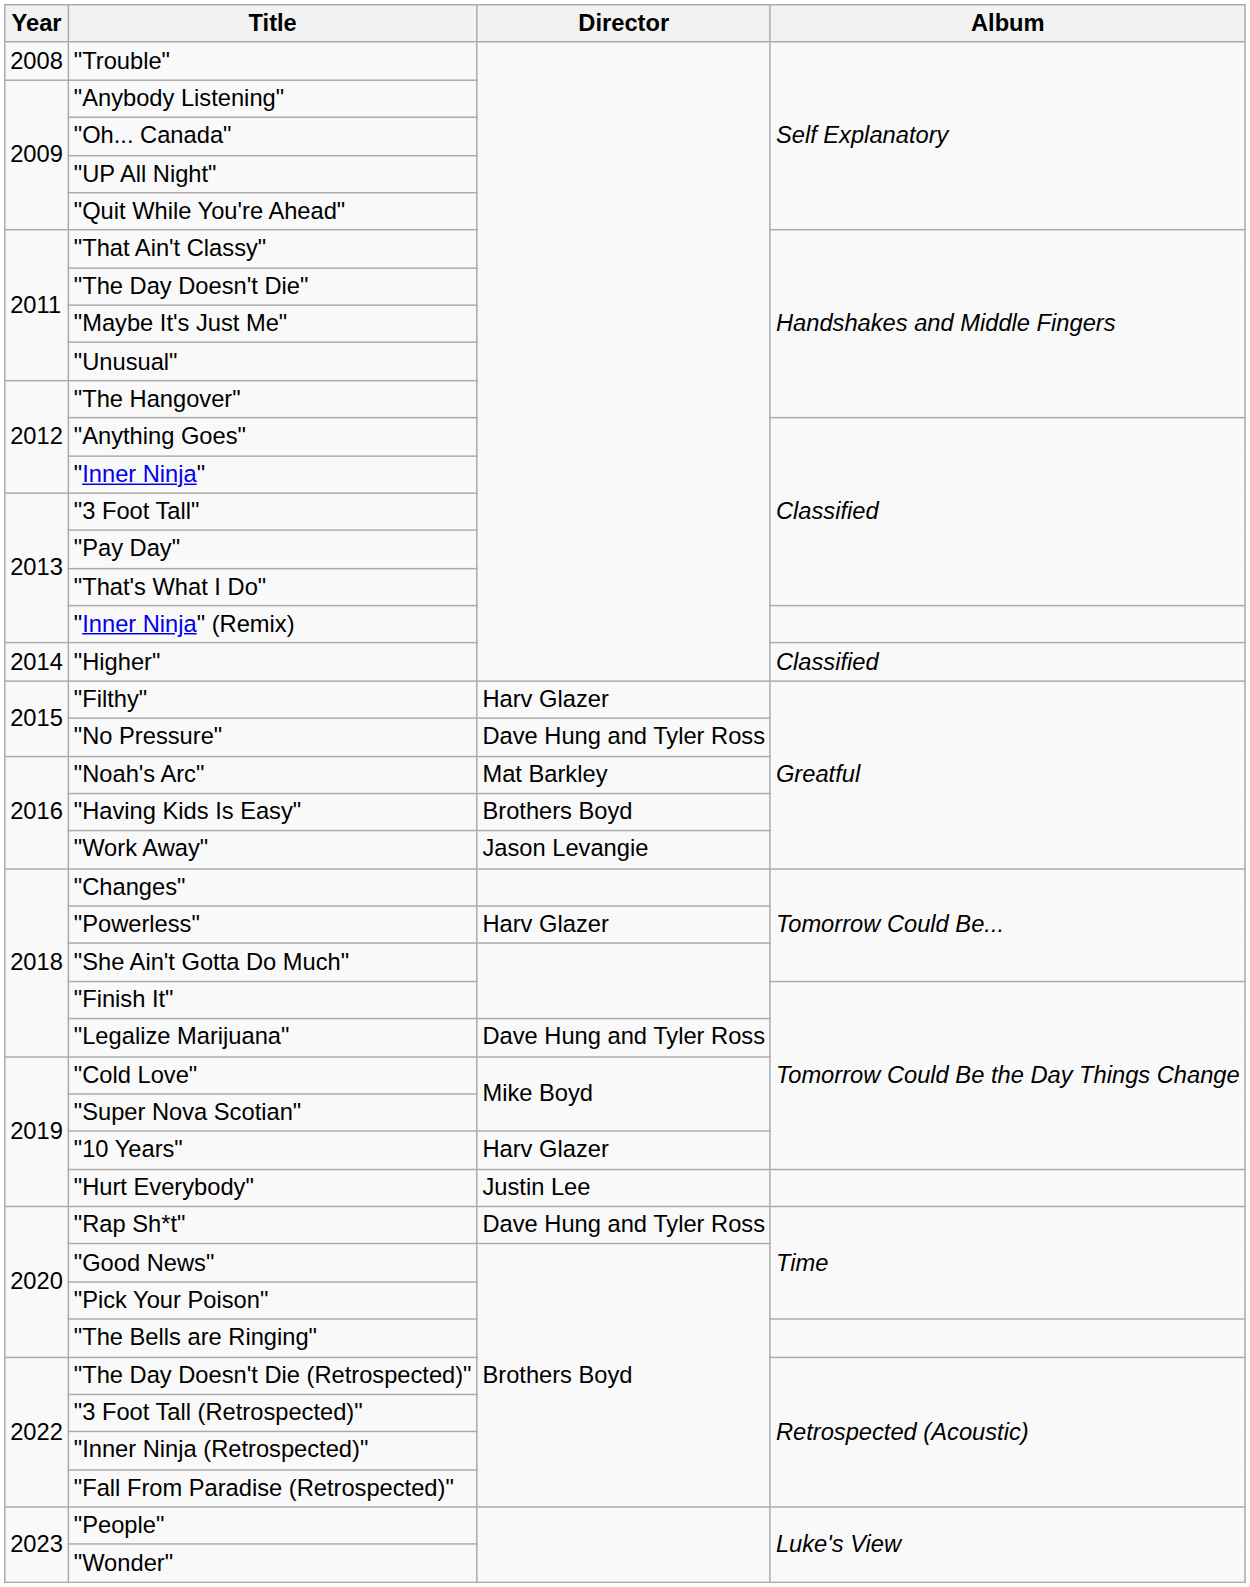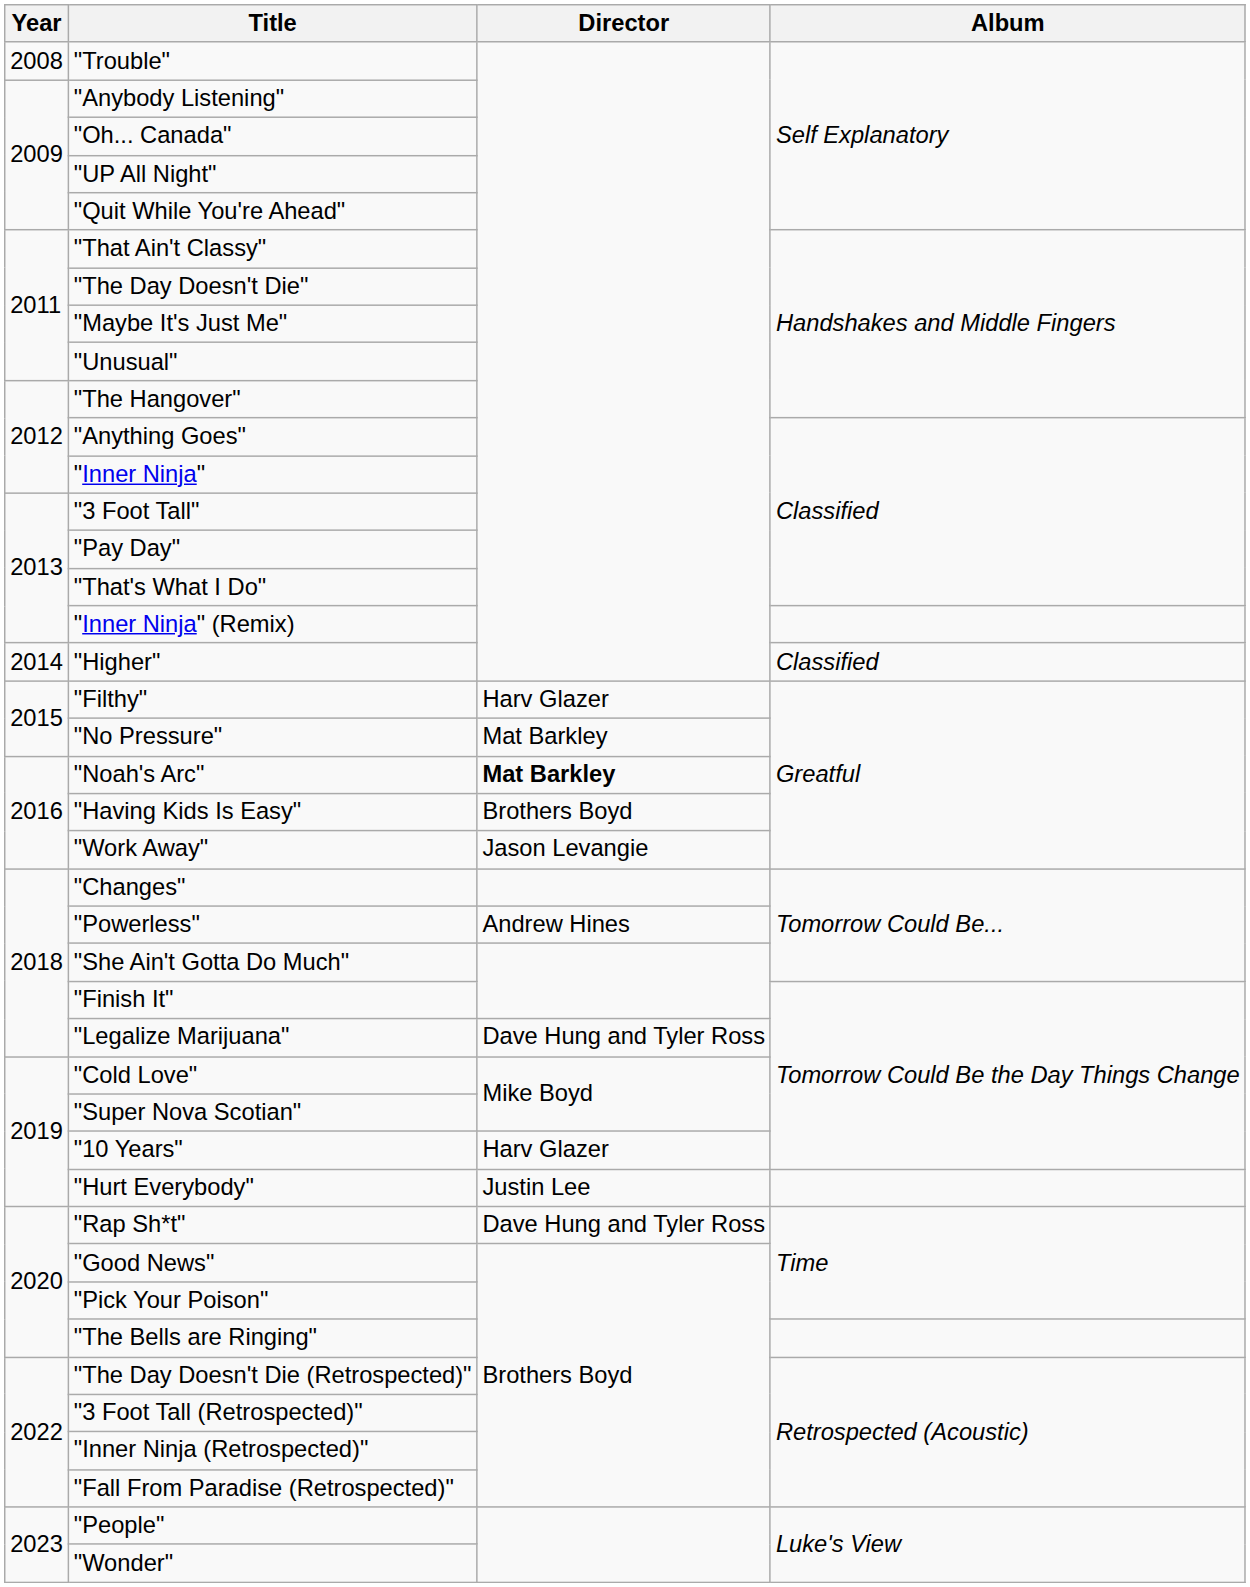(624, 736) Dave Hung and Tyler Ross -> (545, 736) Mat Barkley
(545, 774) normal -> (549, 774) bold
(546, 924) Harv Glazer -> (556, 924) Andrew Hines
